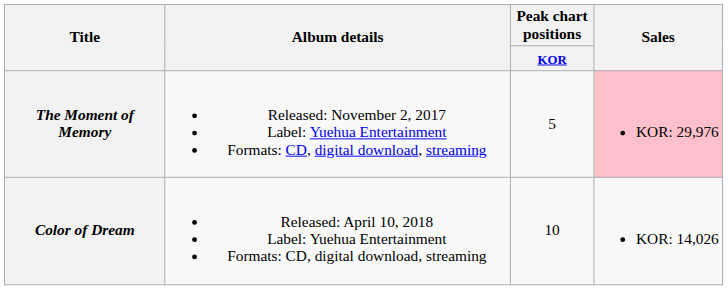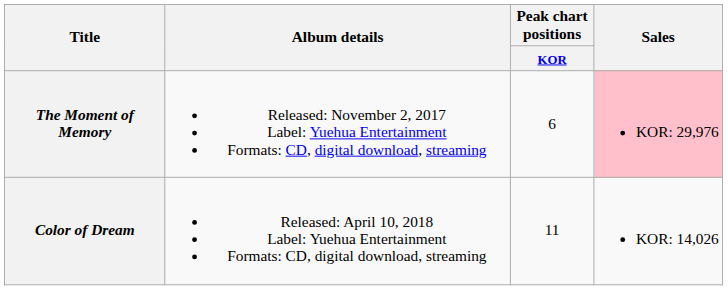(552, 123) 5 -> (552, 123) 6
(552, 230) 10 -> (552, 230) 11
